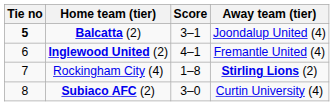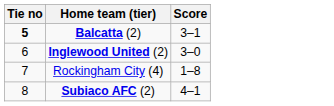- column: (269, 14)
(190, 52) 4–1 -> (190, 52) 3–0
(190, 91) 3–0 -> (190, 91) 4–1
